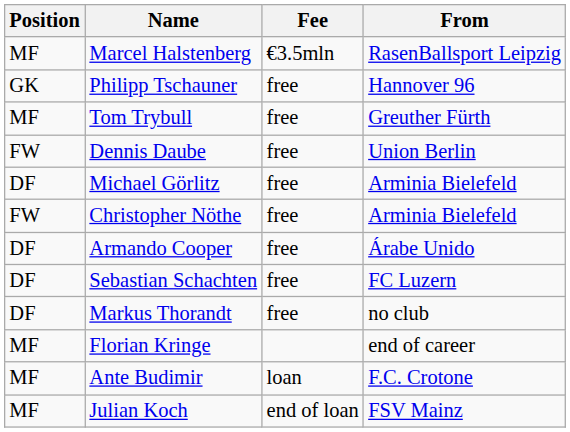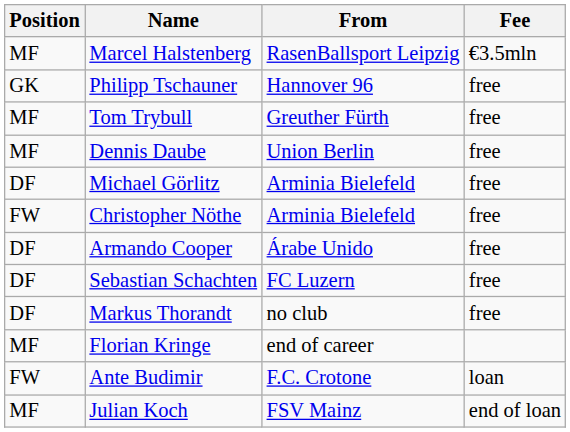columns swapped: (465, 20) <-> (313, 20)
(25, 150) FW -> (24, 150) MF
(24, 378) MF -> (25, 378) FW
